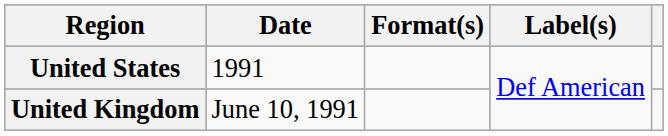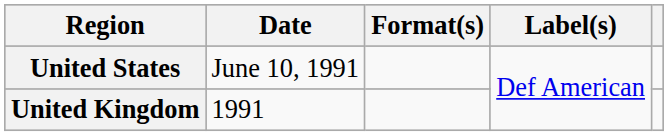(238, 67) 1991 -> (285, 67) June 10, 1991
(285, 109) June 10, 1991 -> (238, 109) 1991
